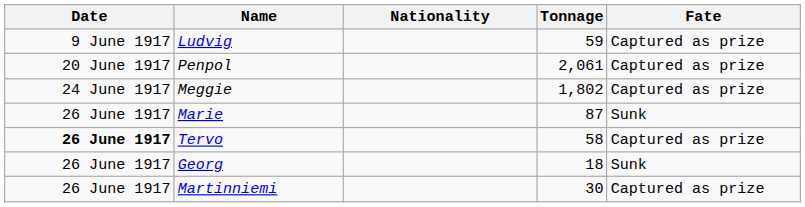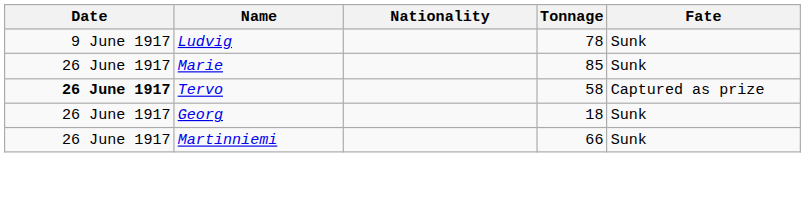(594, 41) 59 -> (594, 41) 78
(688, 41) Captured as prize -> (629, 41) Sunk
- row: (205, 66)
- row: (205, 91)
(594, 115) 87 -> (594, 66) 85
(594, 189) 30 -> (594, 140) 66
(688, 189) Captured as prize -> (629, 140) Sunk
